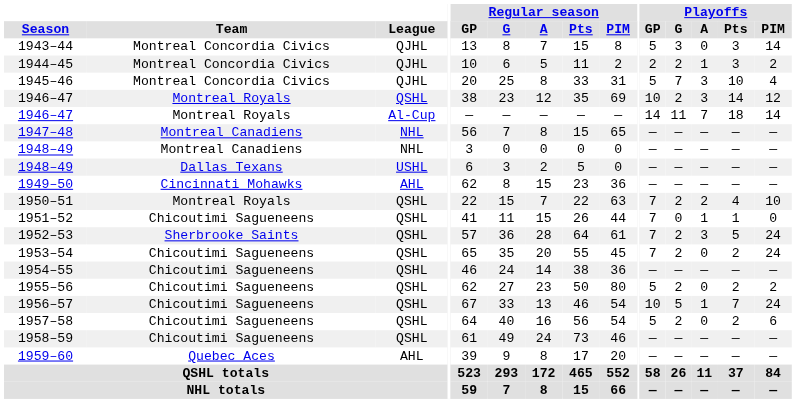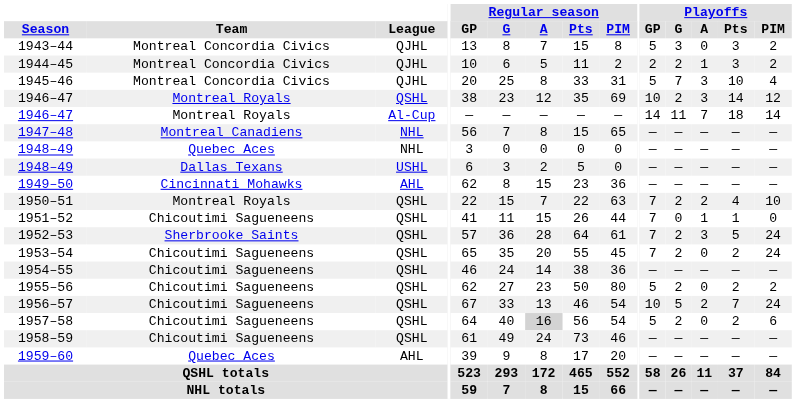(773, 47) 14 -> (773, 47) 2
(232, 150) Montreal Canadiens -> (232, 150) Quebec Aces
(704, 304) 1 -> (704, 304) 2
(544, 322) no background -> (544, 322) lightgrey background
